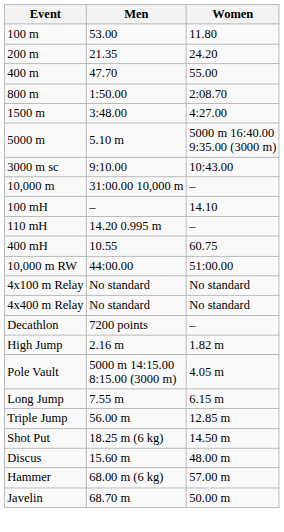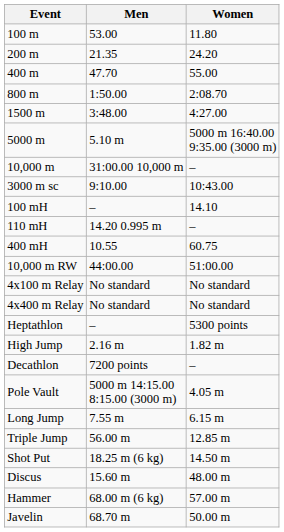rows swapped: (31, 186) <-> (33, 166)
+ row: (35, 325)
rows swapped: (33, 325) <-> (35, 345)
